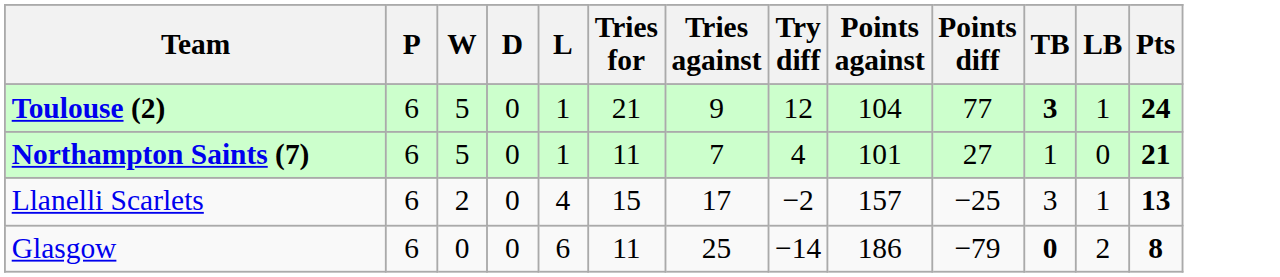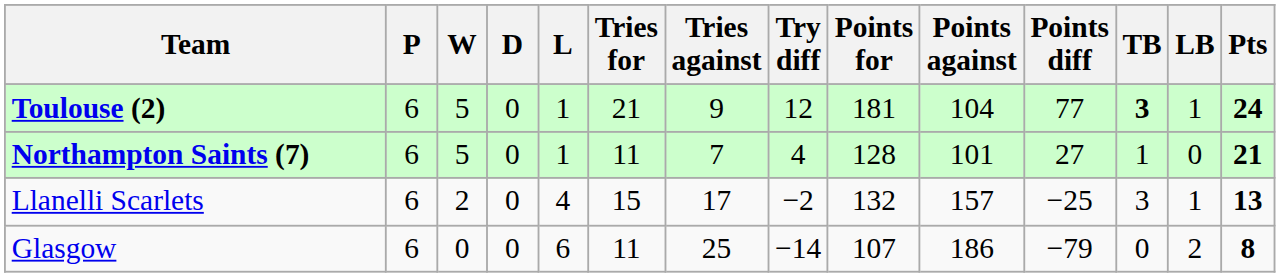+ column: (874, 44)
(1050, 247) bold -> (1142, 247) normal
